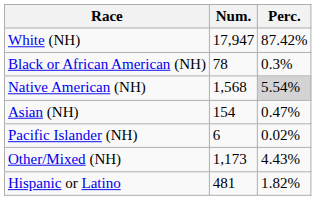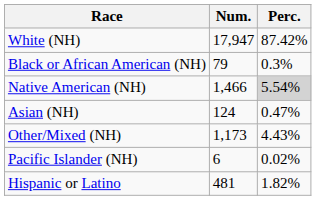(220, 64) 78 -> (220, 64) 79
(230, 87) 1,568 -> (230, 87) 1,466
(224, 111) 154 -> (224, 111) 124
rows swapped: (73, 135) <-> (65, 159)
